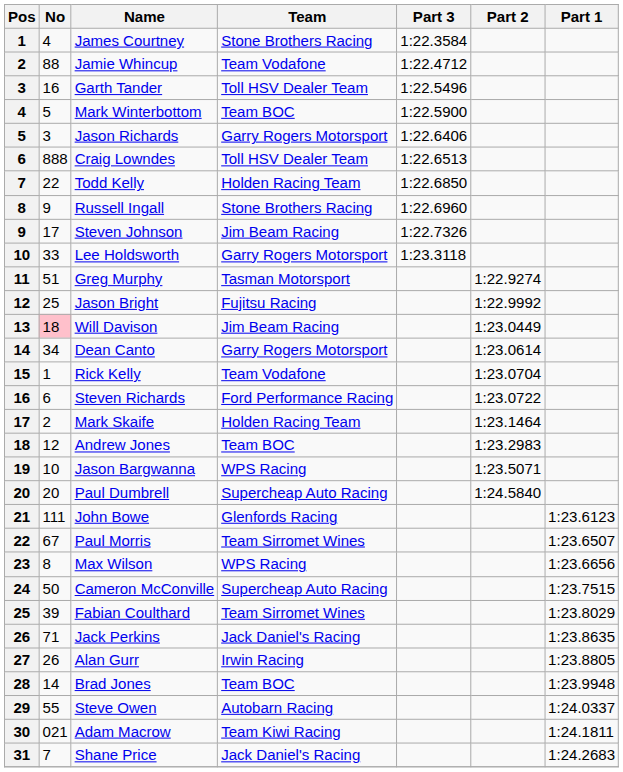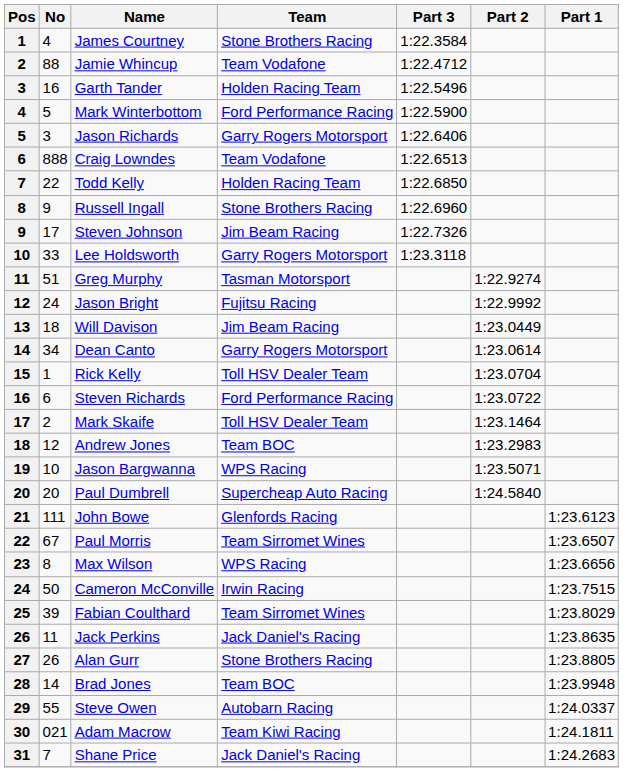(295, 88) Toll HSV Dealer Team -> (291, 88) Holden Racing Team
(258, 112) Team BOC -> (307, 112) Ford Performance Racing
(295, 160) Toll HSV Dealer Team -> (273, 160) Team Vodafone
(51, 302) 25 -> (51, 302) 24
(51, 326) pink background -> (51, 326) no background
(273, 374) Team Vodafone -> (295, 374) Toll HSV Dealer Team
(291, 422) Holden Racing Team -> (295, 422) Toll HSV Dealer Team
(304, 588) Supercheap Auto Racing -> (263, 588) Irwin Racing
(51, 636) 71 -> (50, 636) 11
(263, 660) Irwin Racing -> (297, 660) Stone Brothers Racing
